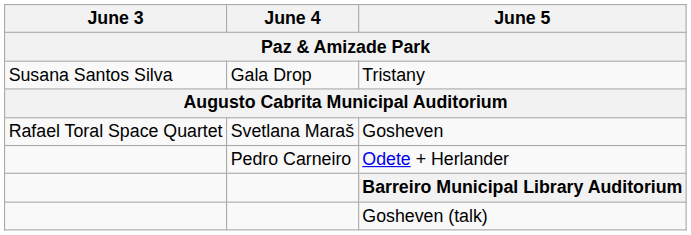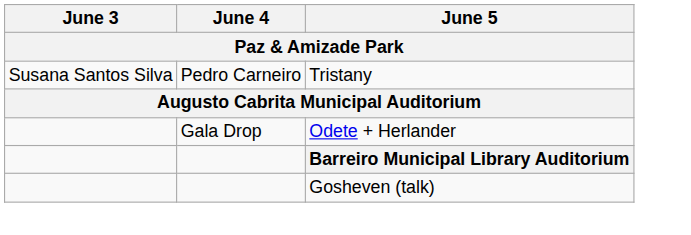(271, 74) Gala Drop -> (241, 74) Pedro Carneiro
- row: (403, 131)
(291, 159) Pedro Carneiro -> (221, 131) Gala Drop
